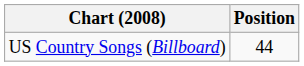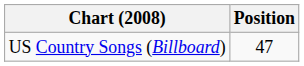(264, 46) 44 -> (264, 46) 47
